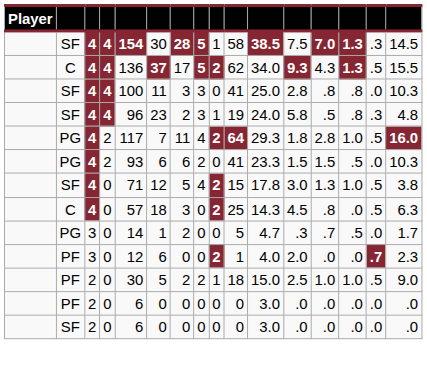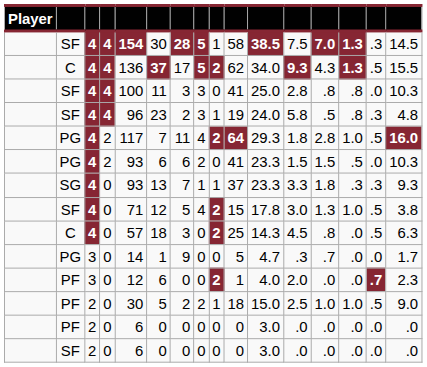+ row: (70, 185)
(186, 233) 2 -> (186, 256) 9
(357, 233) .5 -> (357, 256) .0
